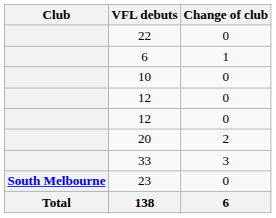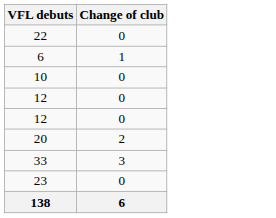- column: (56, 14)
